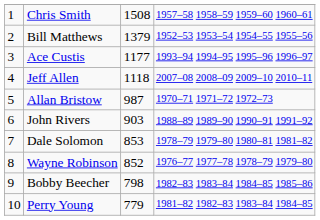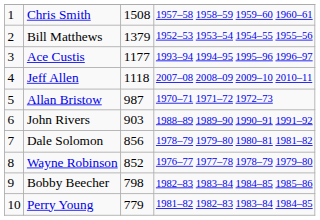(134, 141) 853 -> (134, 141) 856
